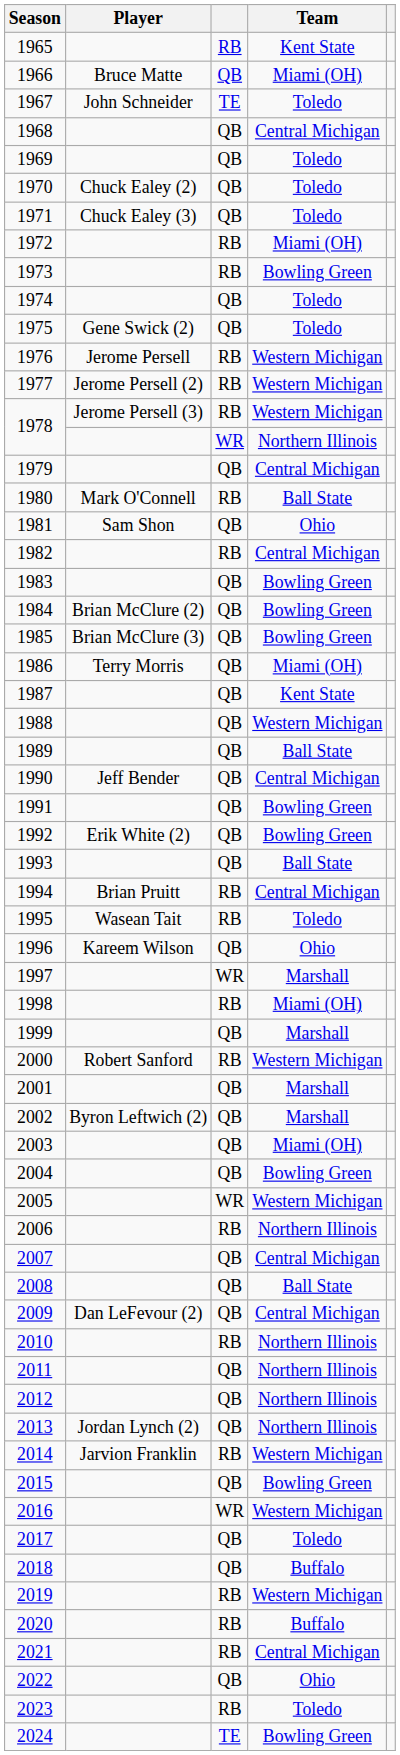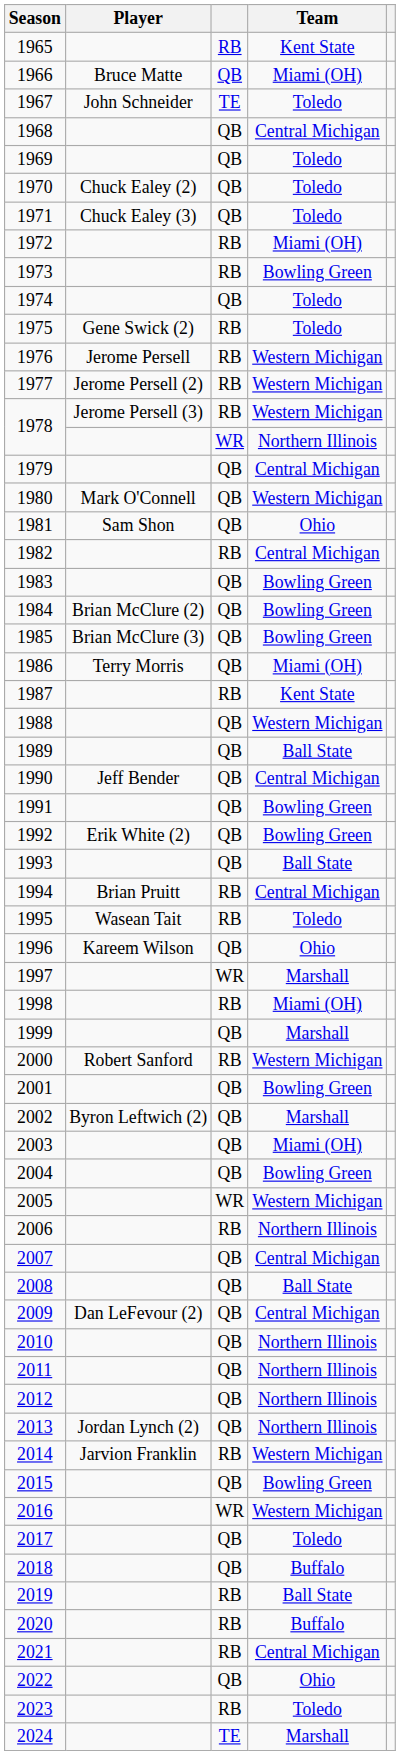(230, 328) QB -> (230, 328) RB
(230, 497) RB -> (230, 497) QB
(317, 497) Ball State -> (317, 497) Western Michigan
(230, 694) QB -> (230, 694) RB
(317, 1088) Marshall -> (317, 1088) Bowling Green
(230, 1342) RB -> (230, 1342) QB
(317, 1595) Western Michigan -> (317, 1595) Ball State
(317, 1736) Bowling Green -> (317, 1736) Marshall
